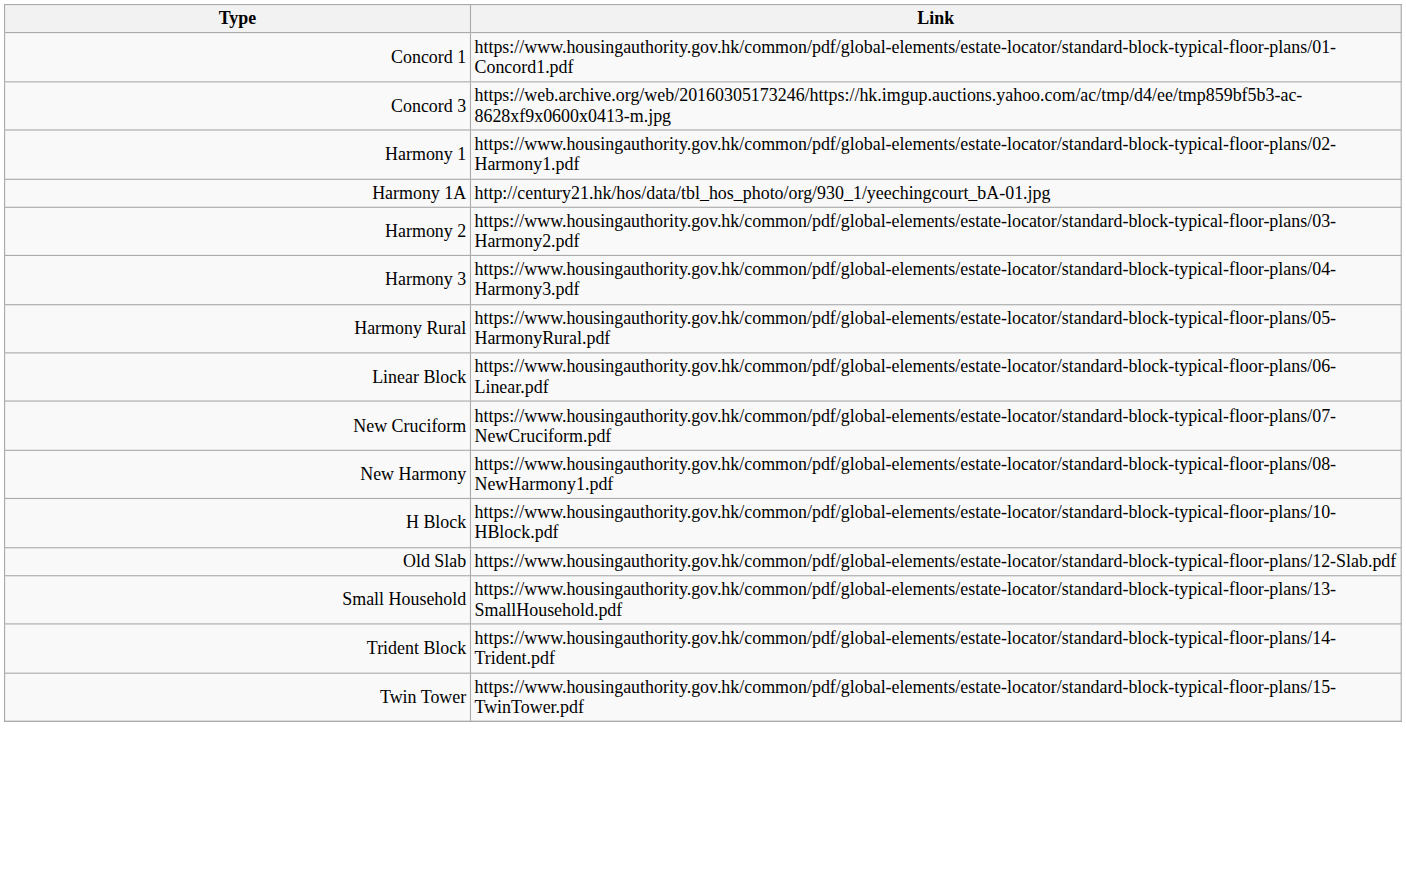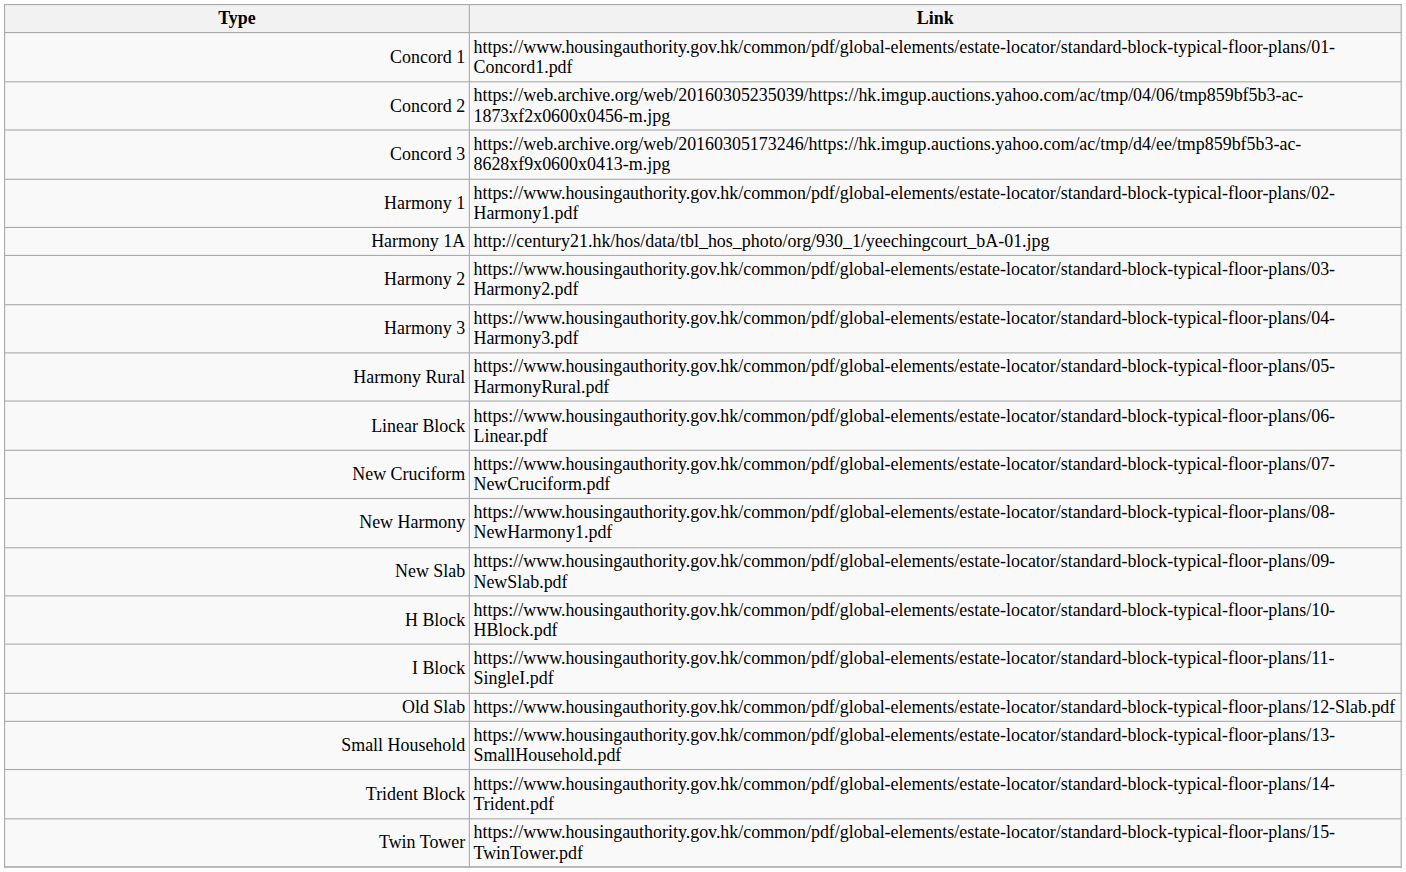+ row: (428, 105)
+ row: (430, 571)
+ row: (439, 668)
